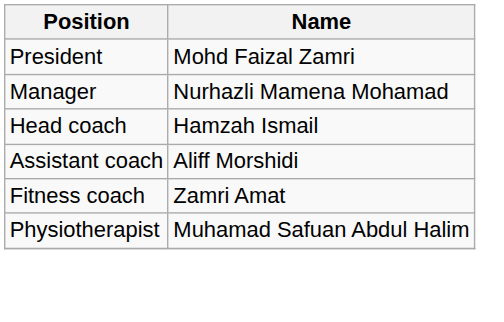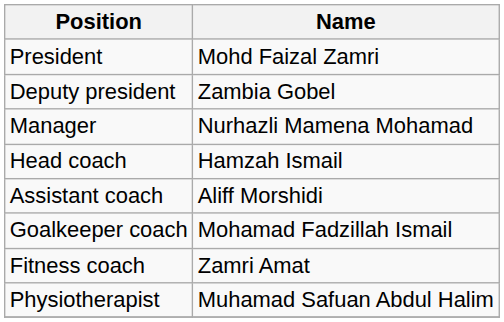+ row: (93, 91)
+ row: (99, 230)
